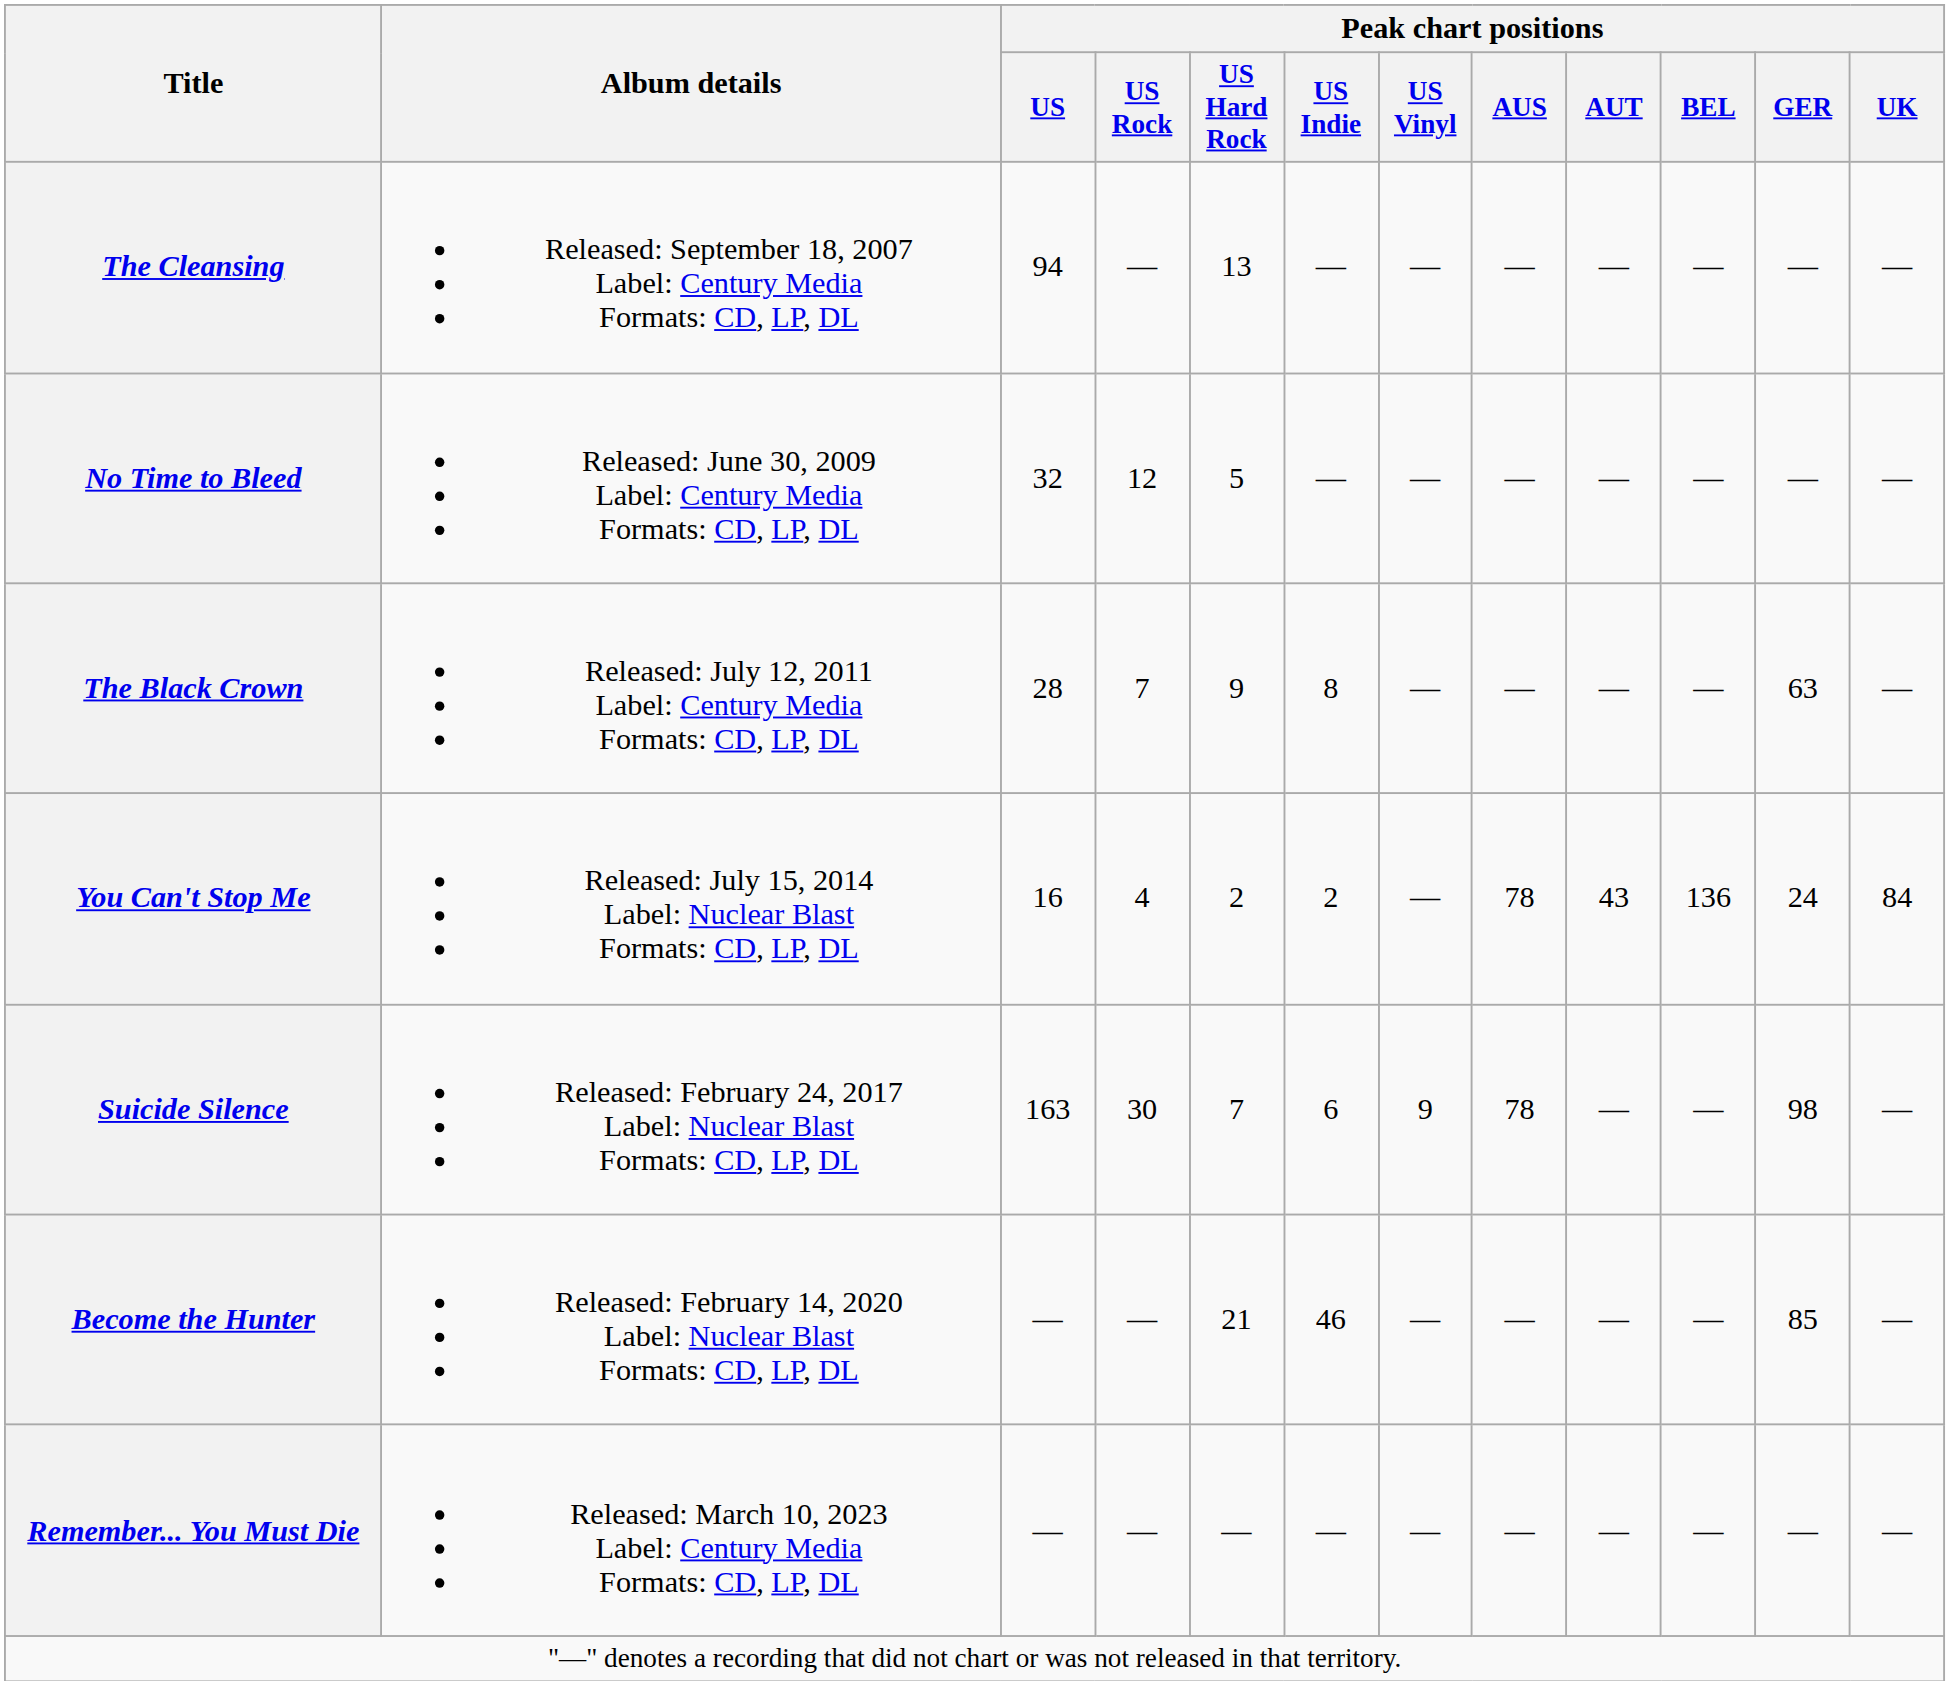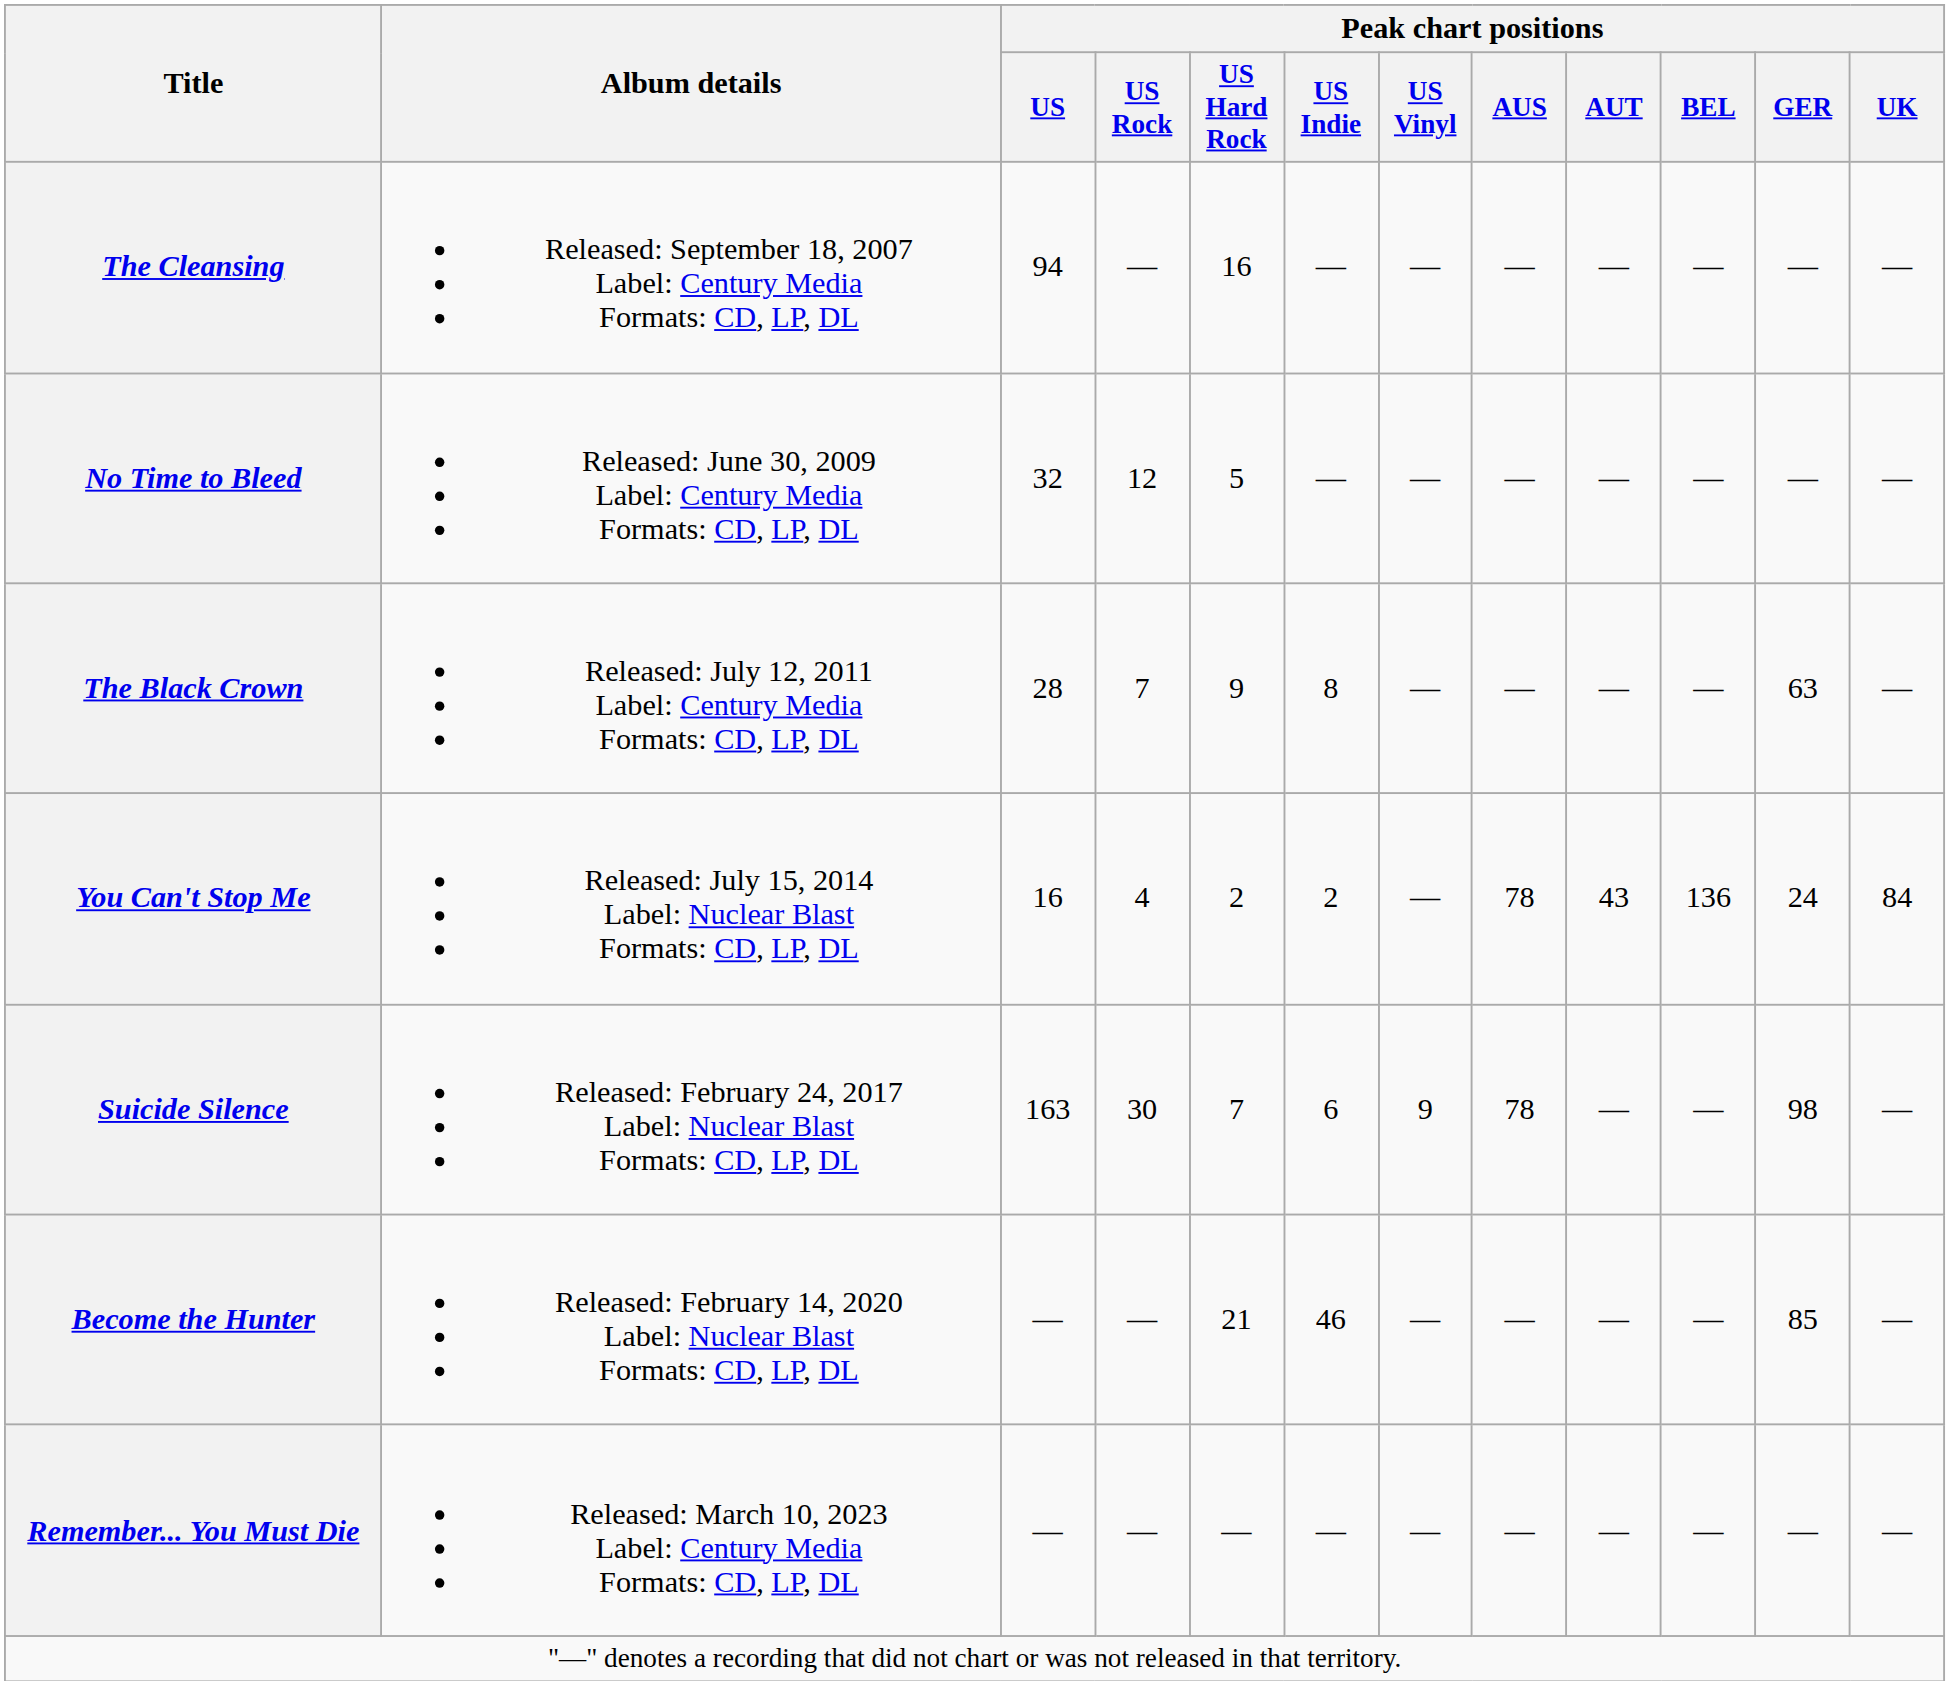(1236, 266) 13 -> (1236, 266) 16
